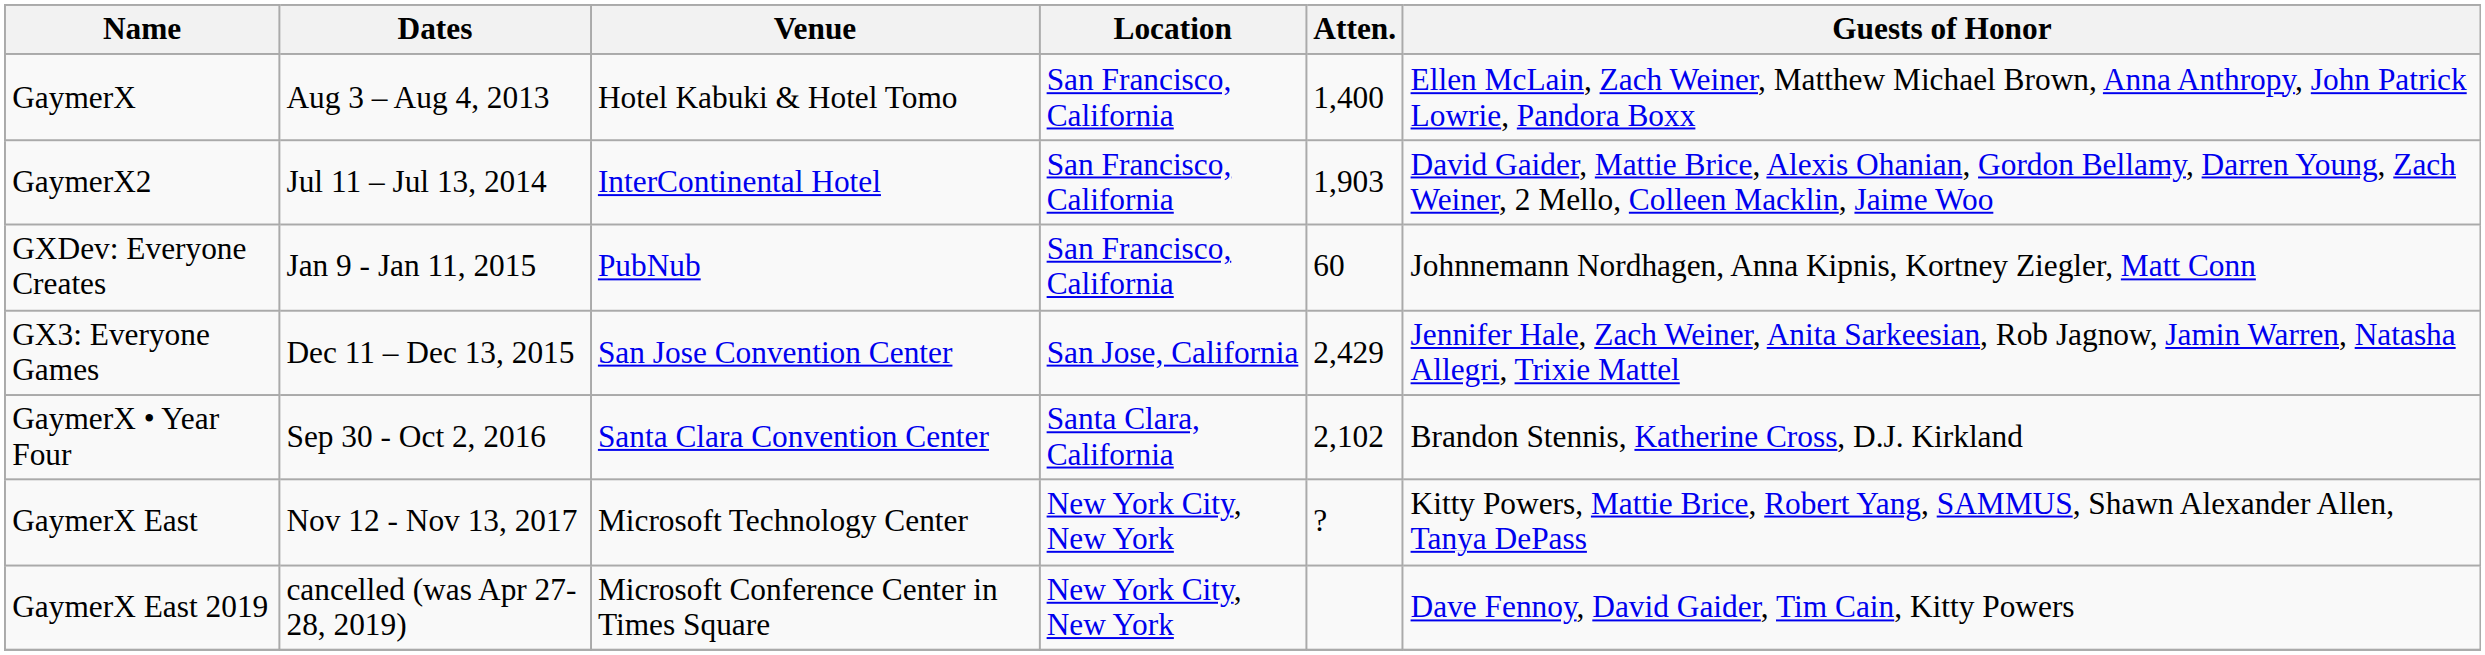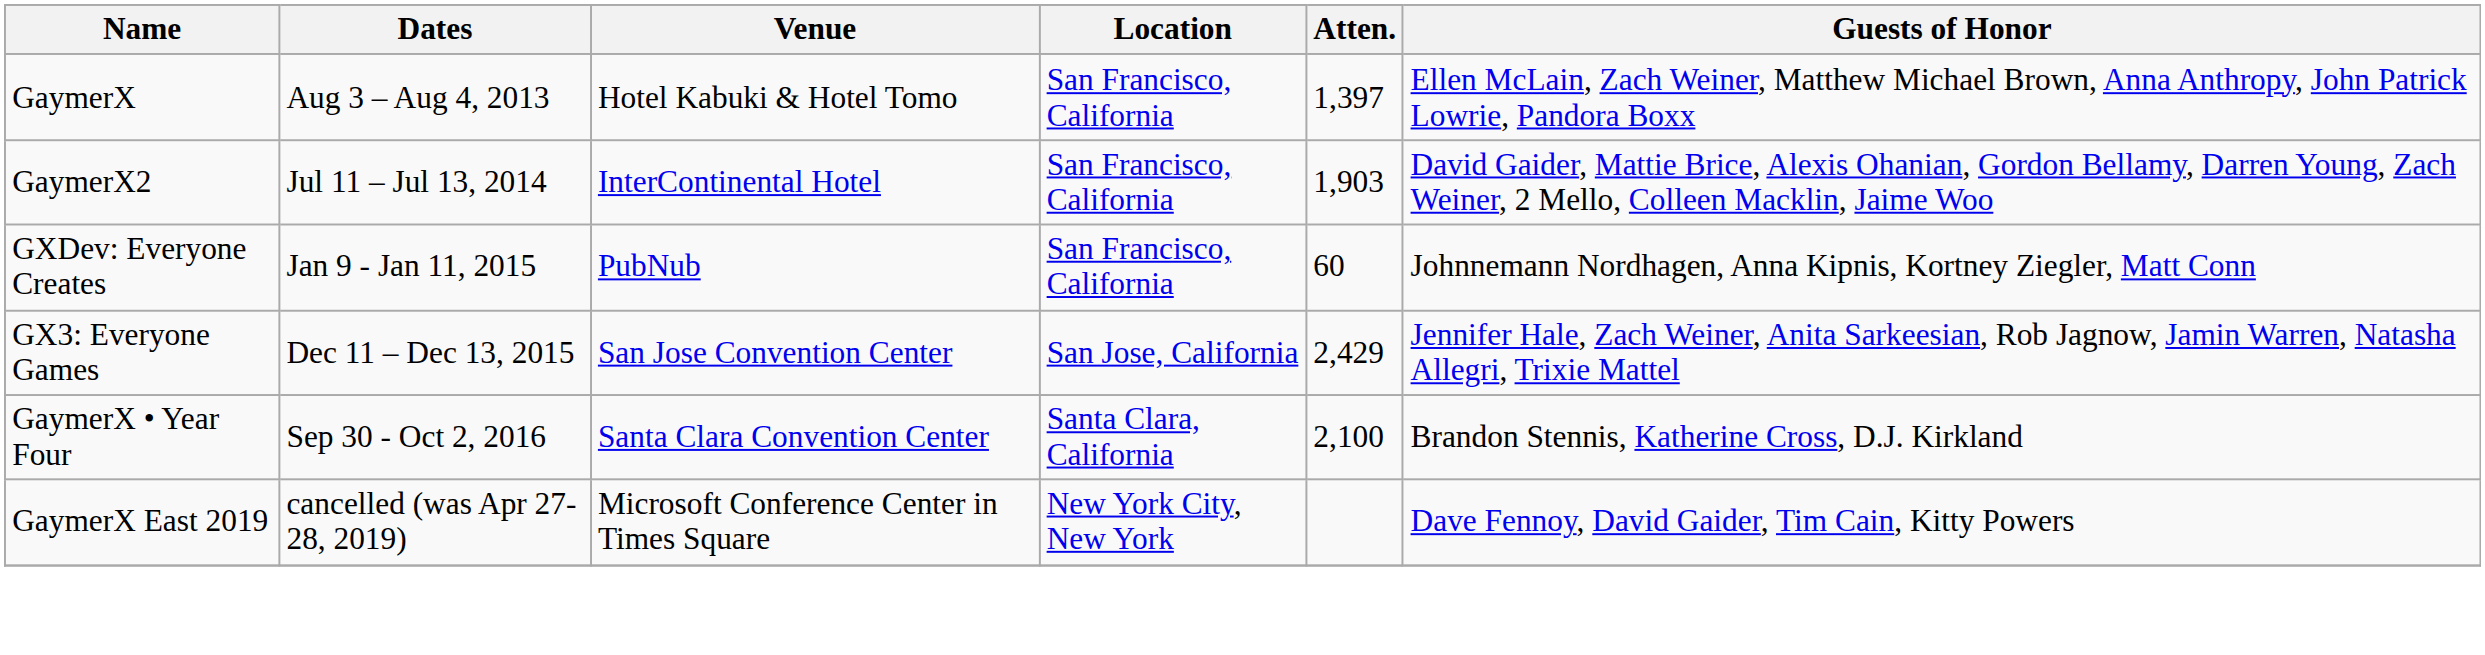(1349, 96) 1,400 -> (1349, 96) 1,397
(1349, 436) 2,102 -> (1349, 436) 2,100
- row: (105, 521)
